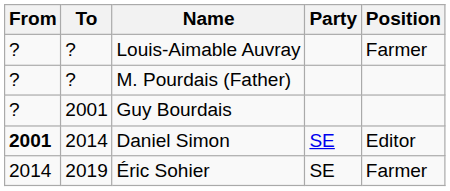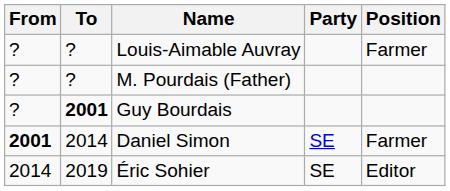(87, 110) normal -> (87, 110) bold
(391, 140) Editor -> (397, 140) Farmer
(397, 170) Farmer -> (391, 170) Editor
